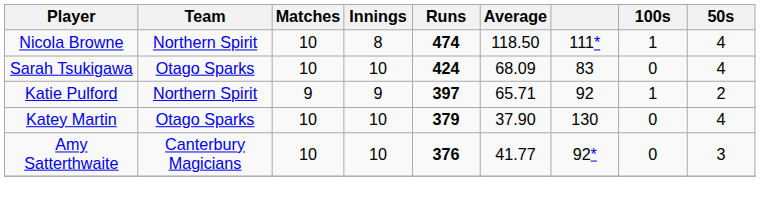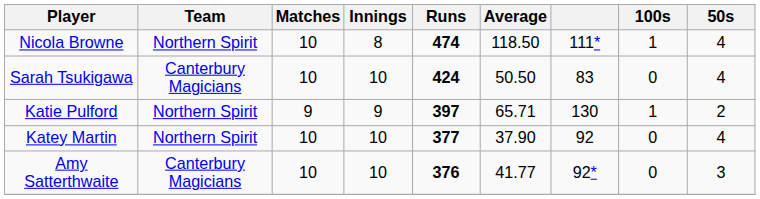(205, 68) Otago Sparks -> (205, 77) Canterbury Magicians
(515, 68) 68.09 -> (515, 77) 50.50
(585, 94) 92 -> (585, 112) 130
(205, 119) Otago Sparks -> (205, 138) Northern Spirit
(446, 119) 379 -> (446, 138) 377
(585, 119) 130 -> (585, 138) 92
